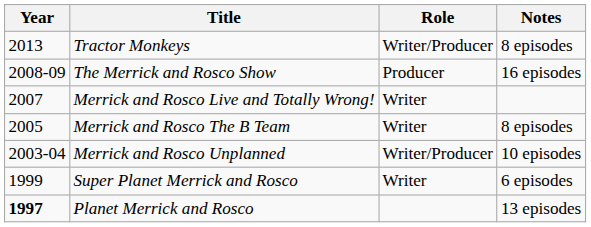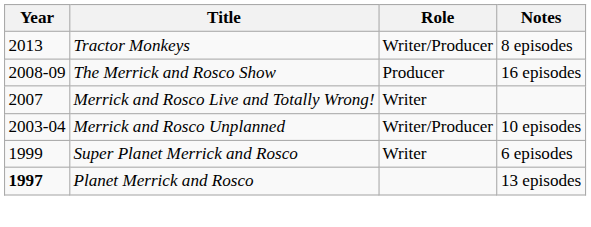- row: (182, 126)
